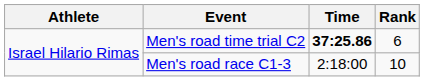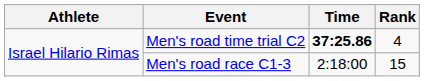(398, 41) 6 -> (398, 41) 4
(398, 65) 10 -> (398, 65) 15
